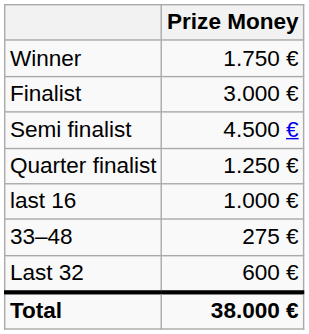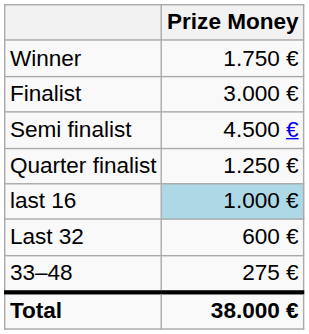(261, 201) no background -> (261, 201) lightblue background
rows swapped: (47, 272) <-> (41, 237)
